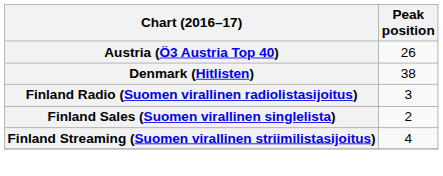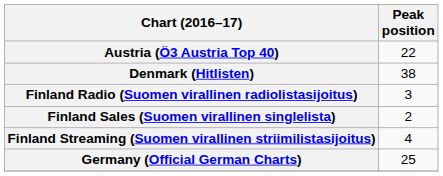(408, 52) 26 -> (408, 52) 22
+ row: (192, 159)
